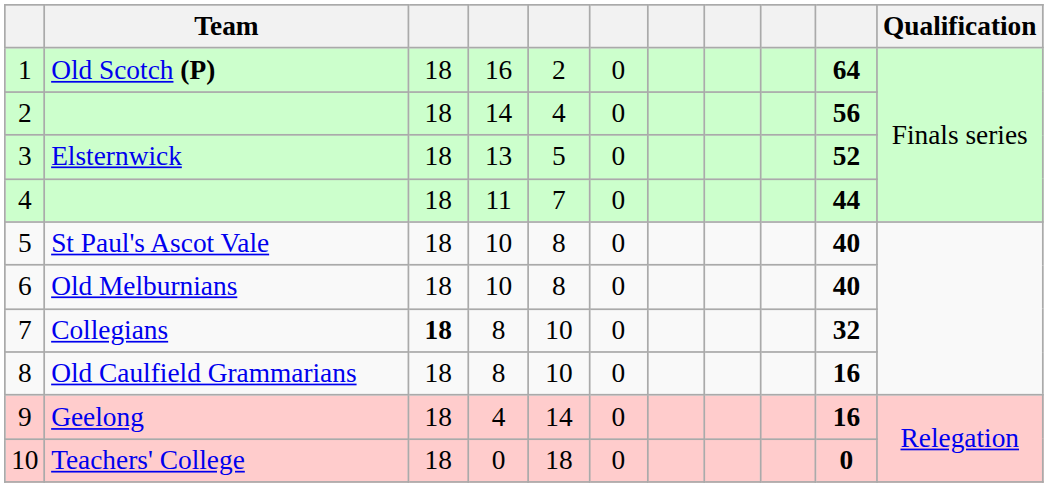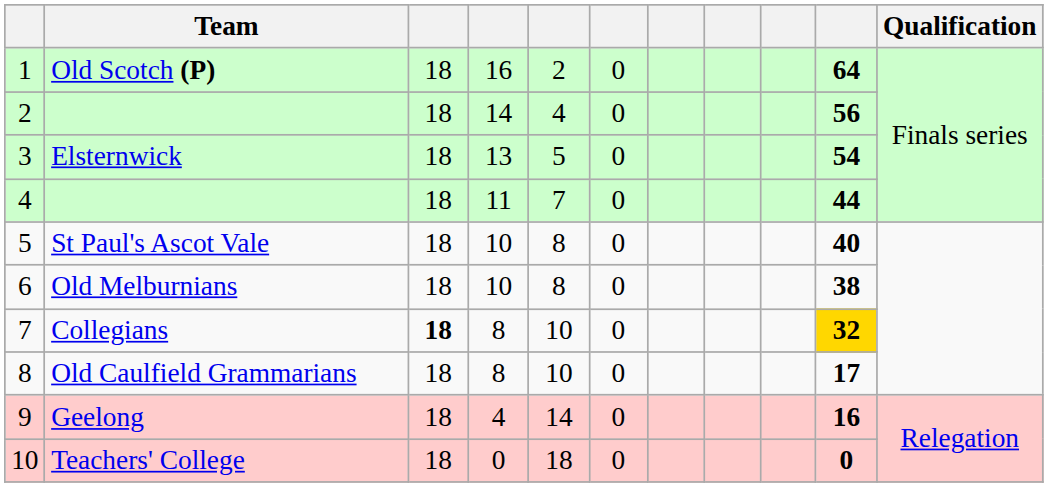(846, 156) 52 -> (846, 156) 54
(846, 286) 40 -> (846, 286) 38
(846, 329) no background -> (846, 329) gold background
(846, 373) 16 -> (846, 373) 17
